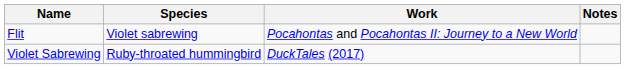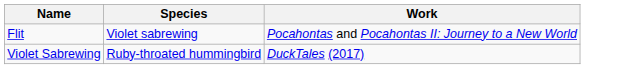- column: (600, 14)
